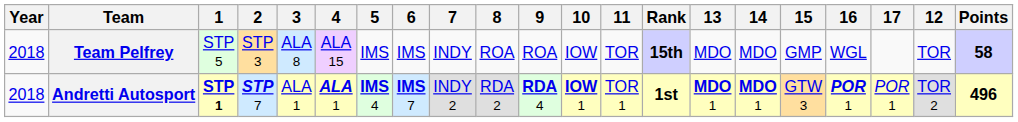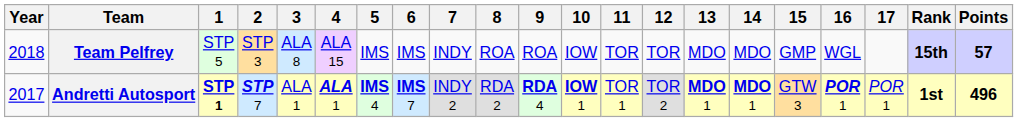columns swapped: (934, 17) <-> (666, 17)
(983, 51) 58 -> (983, 51) 57
(26, 95) 2018 -> (26, 95) 2017
